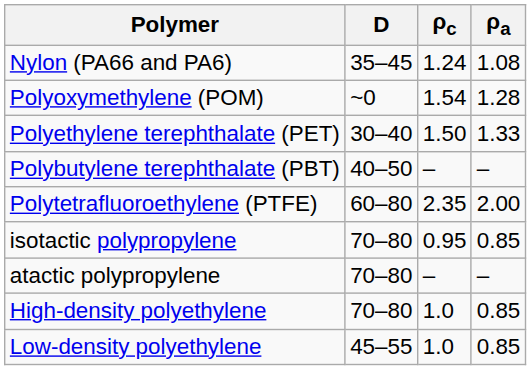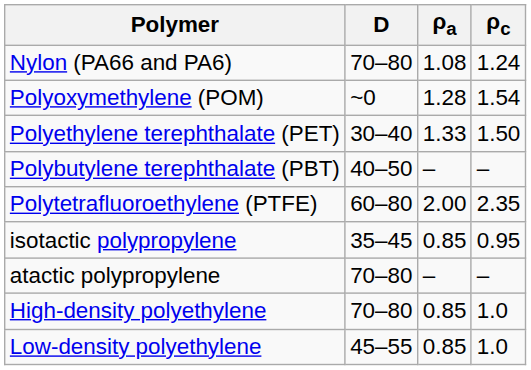columns swapped: (445, 25) <-> (498, 25)
(381, 62) 35–45 -> (381, 62) 70–80
(381, 239) 70–80 -> (381, 239) 35–45
